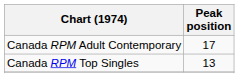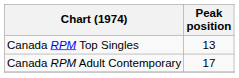rows swapped: (73, 63) <-> (94, 44)
